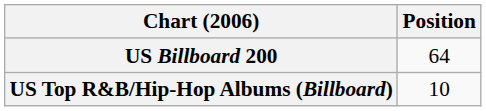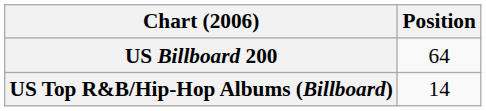(439, 88) 10 -> (439, 88) 14
